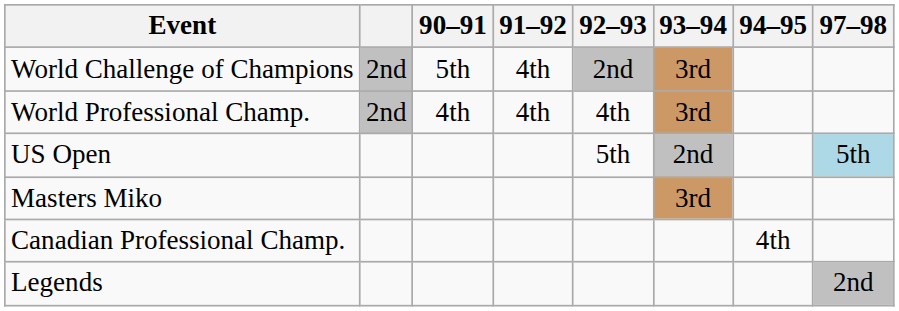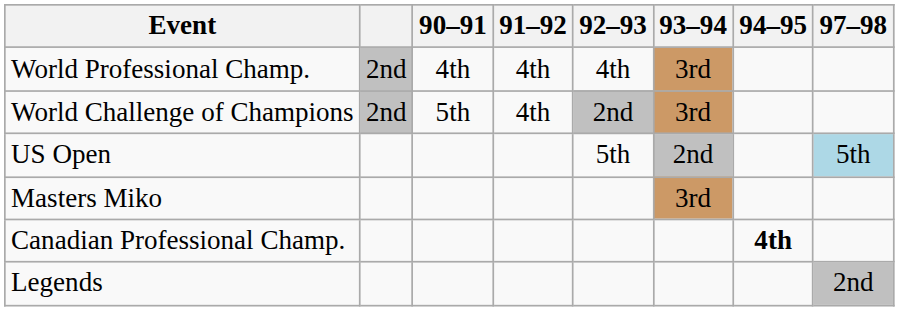rows swapped: (161, 111) <-> (182, 68)
(773, 240) normal -> (773, 240) bold
